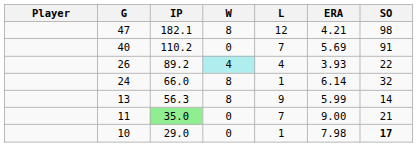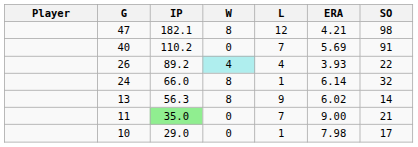(334, 99) 5.99 -> (334, 99) 6.02
(386, 133) bold -> (386, 133) normal
